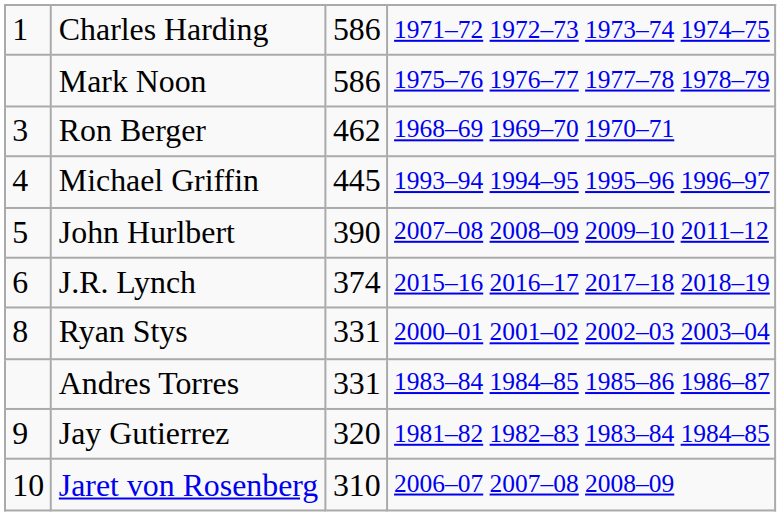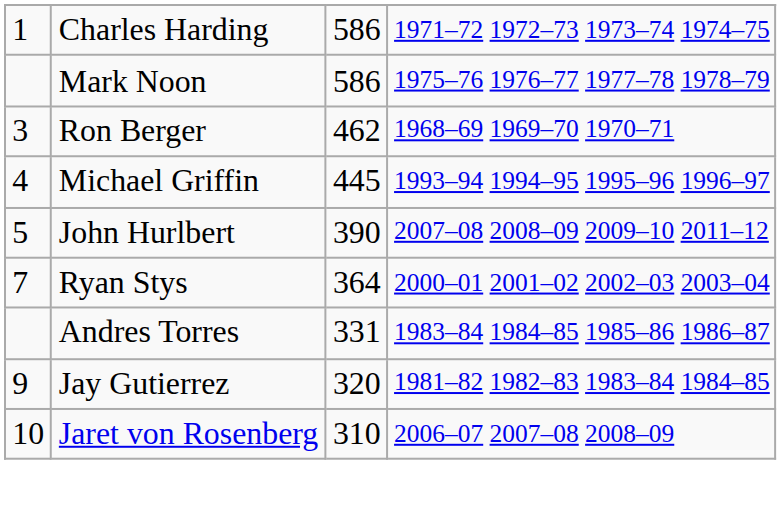- row: (127, 282)
(20, 332) 8 -> (20, 282) 7
(357, 332) 331 -> (357, 282) 364
